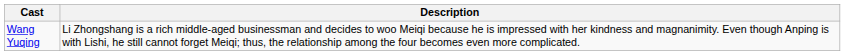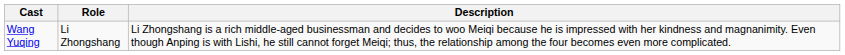+ column: (93, 13)
